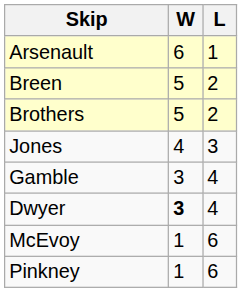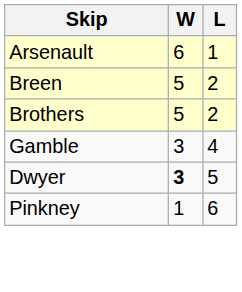- row: (36, 146)
(213, 209) 4 -> (213, 177) 5
- row: (44, 240)
